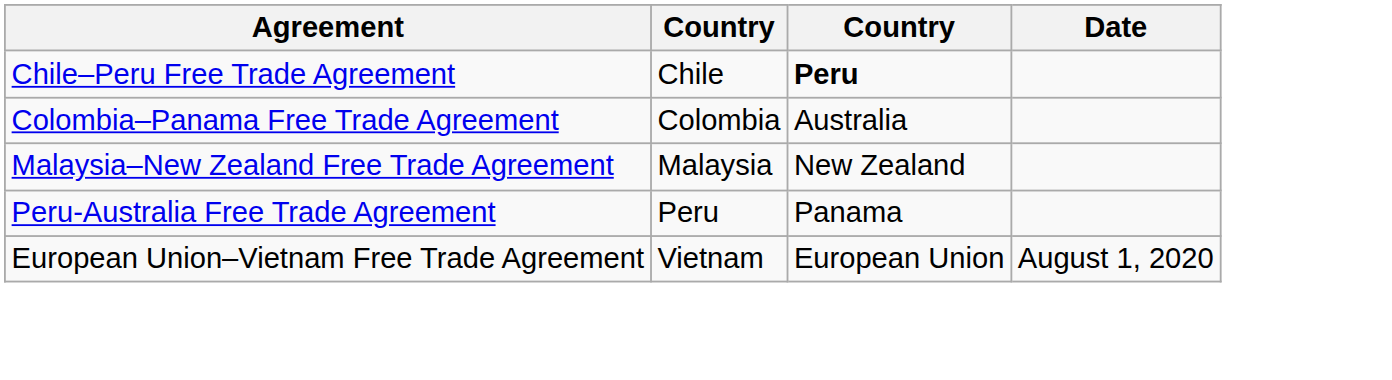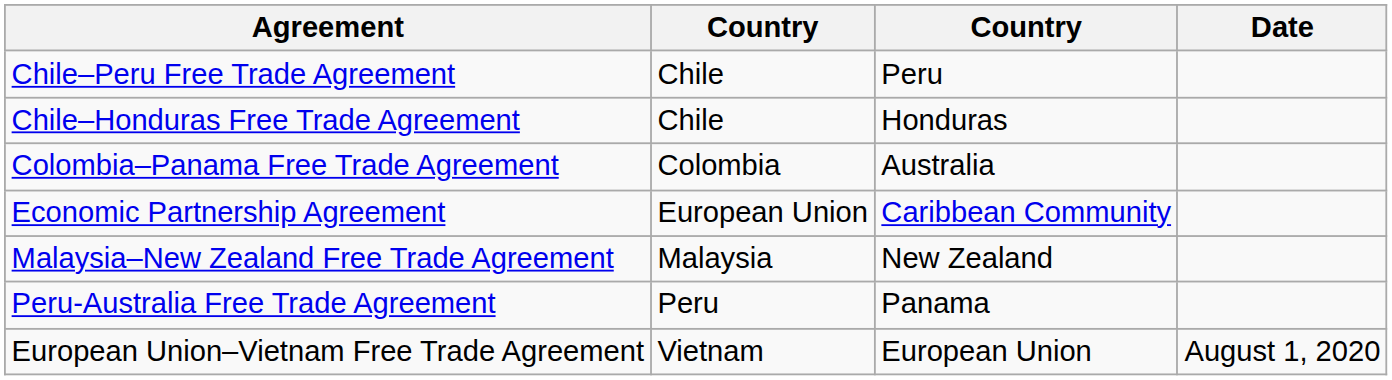(826, 73) bold -> (912, 73) normal
+ row: (266, 119)
+ row: (229, 212)
